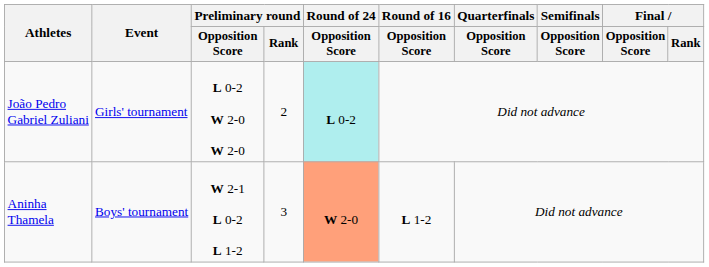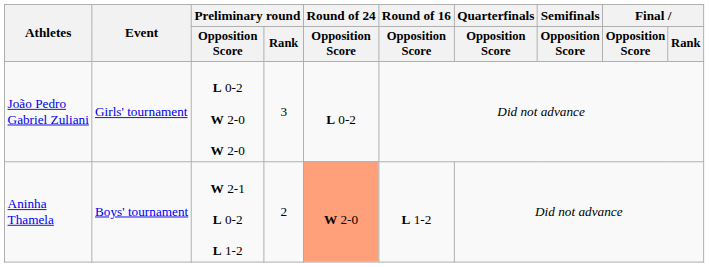(284, 112) 2 -> (284, 112) 3
(341, 119) paleturquoise background -> (341, 119) no background
(284, 212) 3 -> (284, 212) 2
